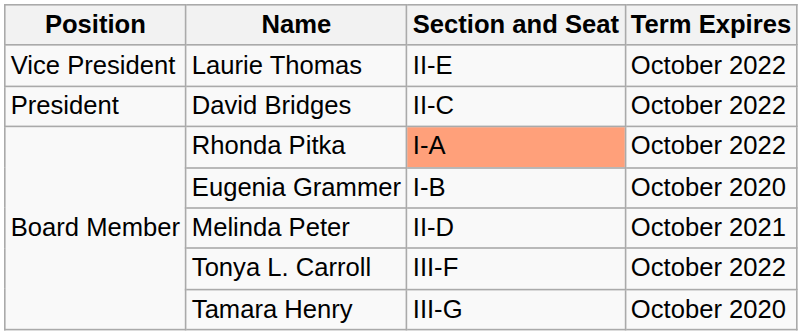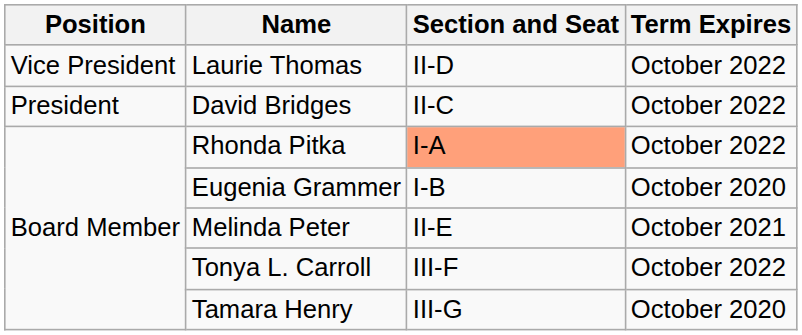(433, 65) II-E -> (433, 65) II-D
(433, 227) II-D -> (433, 227) II-E
